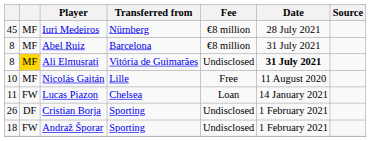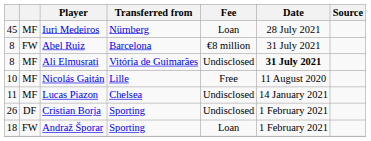(229, 29) €8 million -> (229, 29) Loan
(30, 45) MF -> (30, 45) FW
(30, 62) gold background -> (30, 62) no background
(30, 95) FW -> (30, 95) MF
(229, 95) Loan -> (229, 95) Undisclosed
(229, 128) Undisclosed -> (229, 128) Loan
